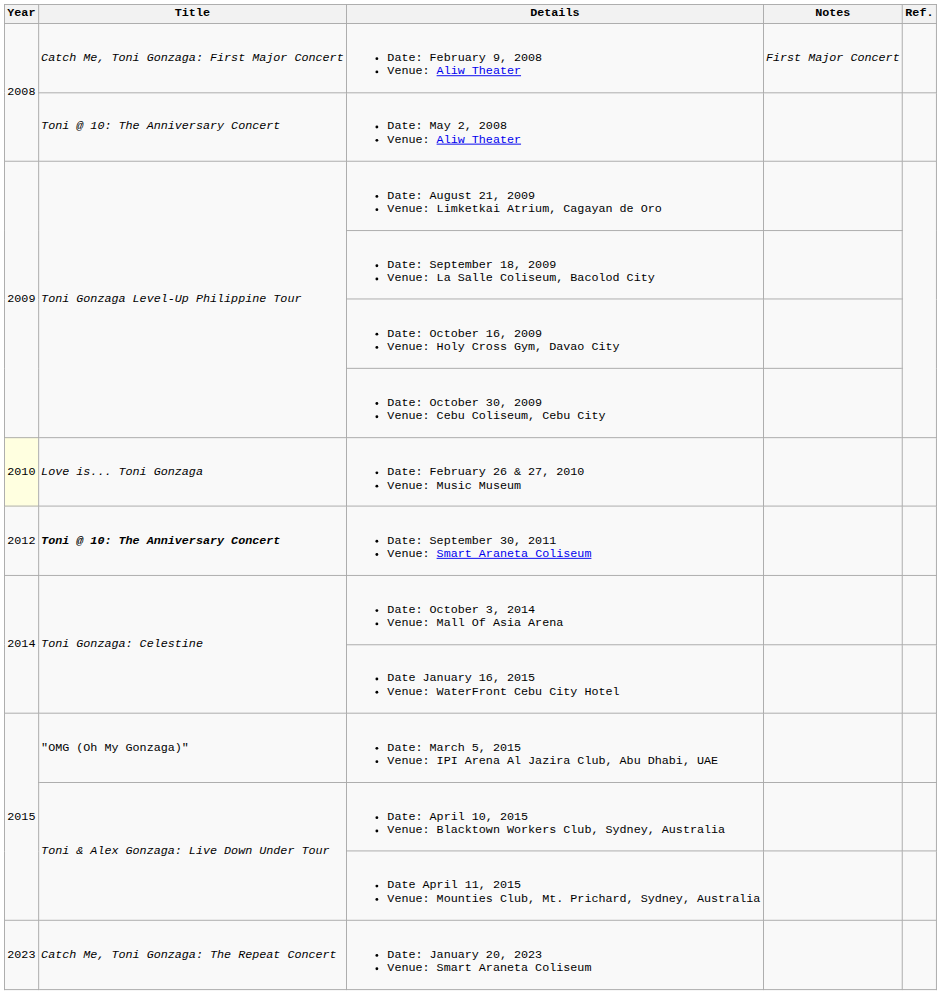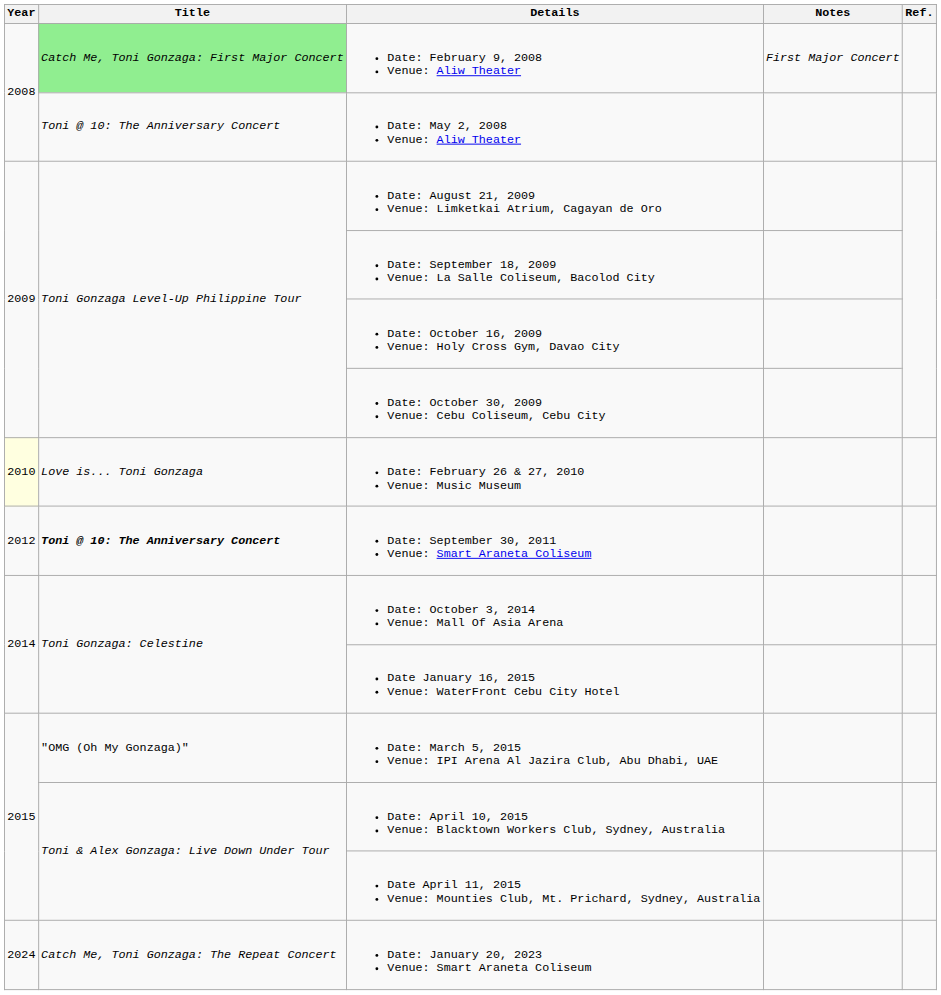(192, 58) no background -> (192, 58) lightgreen background
(21, 955) 2023 -> (21, 955) 2024
